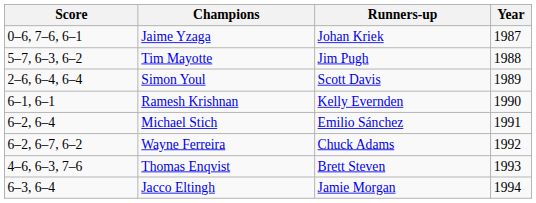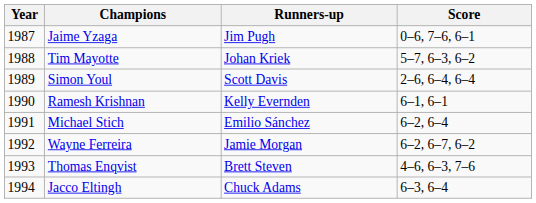columns swapped: (511, 15) <-> (71, 15)
(351, 36) Johan Kriek -> (250, 36) Jim Pugh
(343, 58) Jim Pugh -> (257, 58) Johan Kriek
(356, 144) Chuck Adams -> (263, 144) Jamie Morgan
(357, 187) Jamie Morgan -> (262, 187) Chuck Adams
